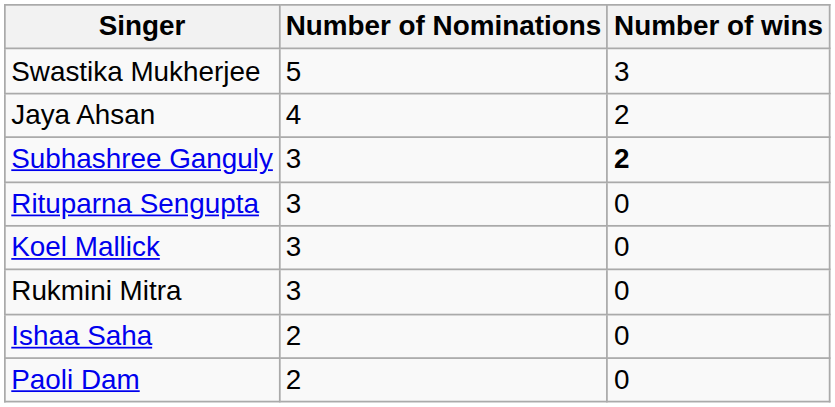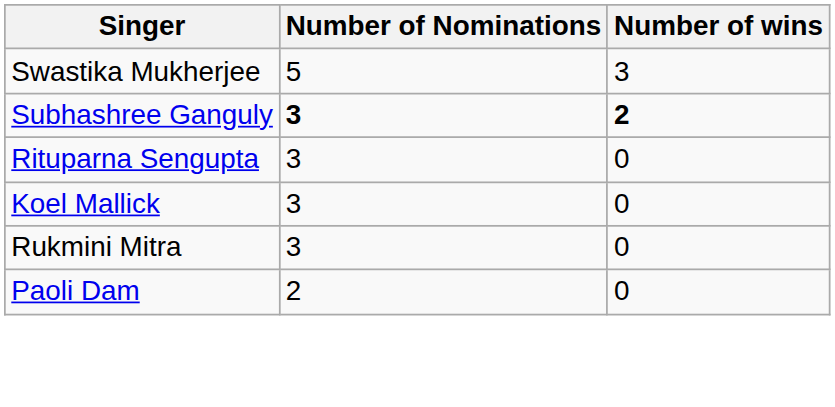- row: (83, 114)
(293, 159) normal -> (293, 114) bold
- row: (82, 335)
